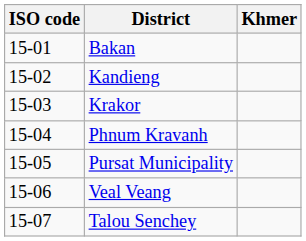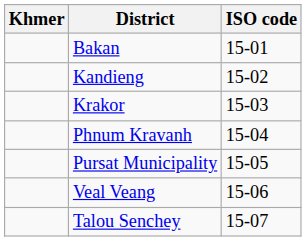columns swapped: (44, 18) <-> (269, 18)
